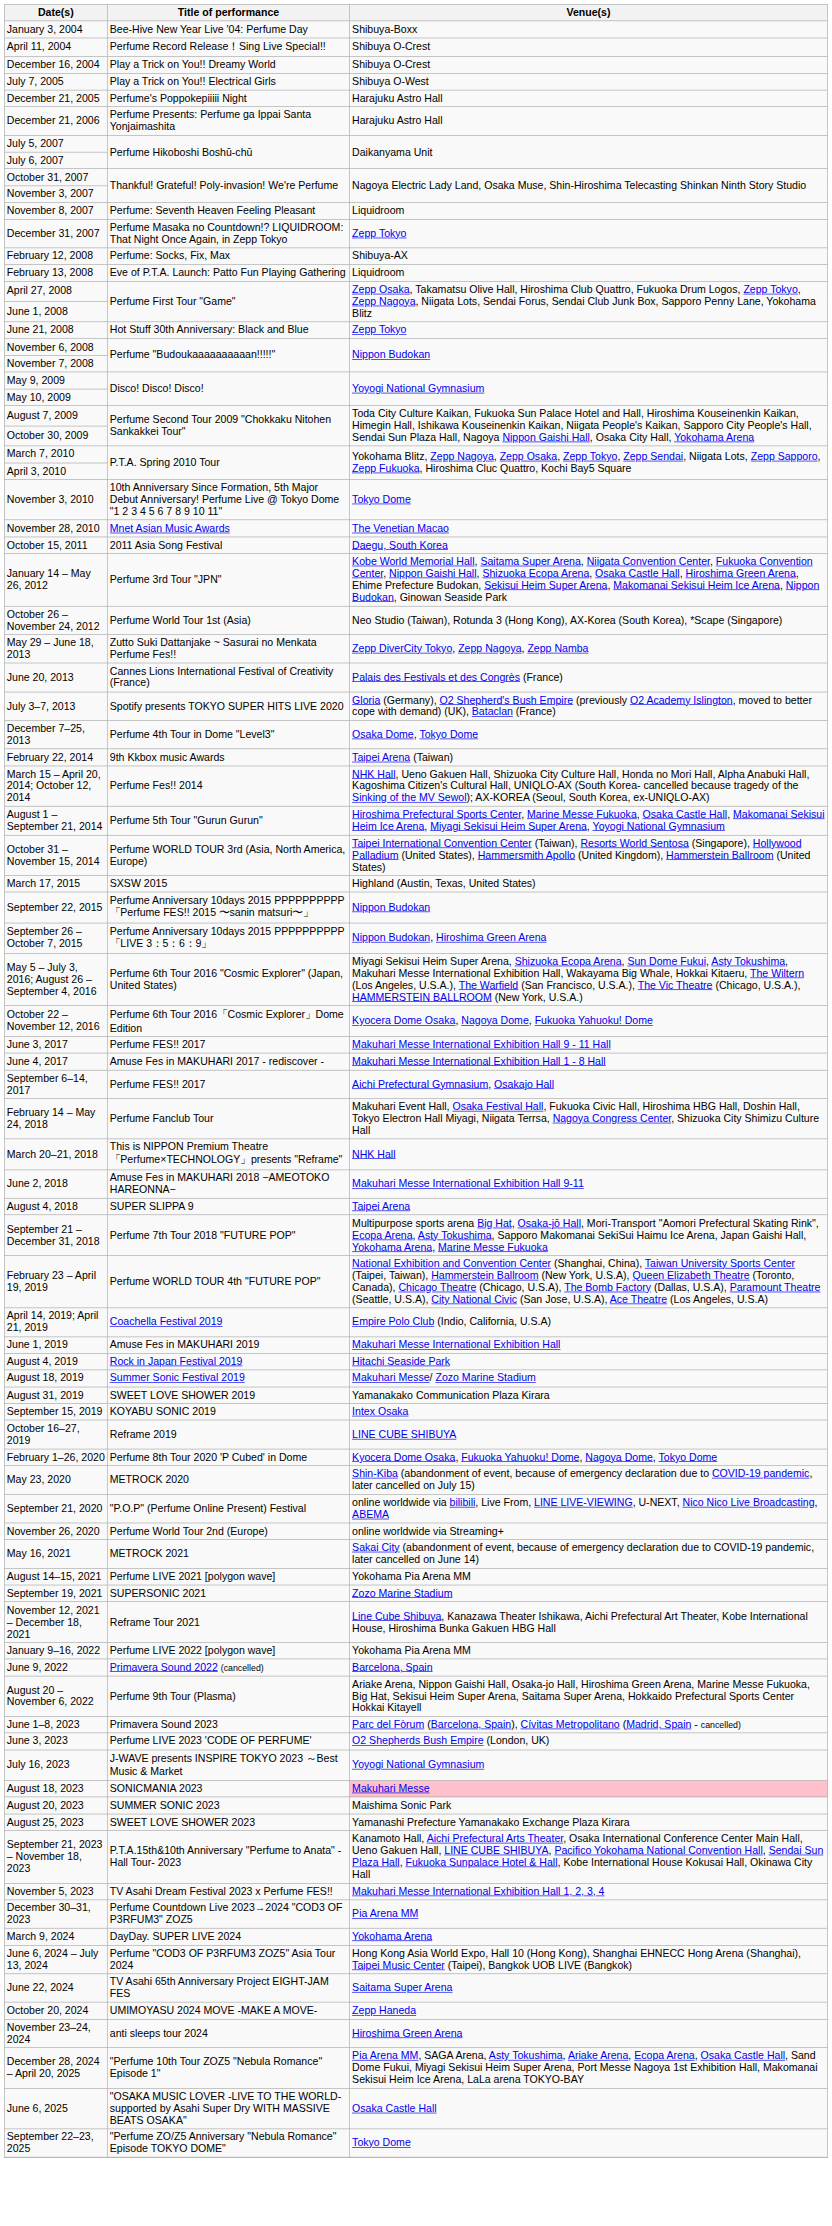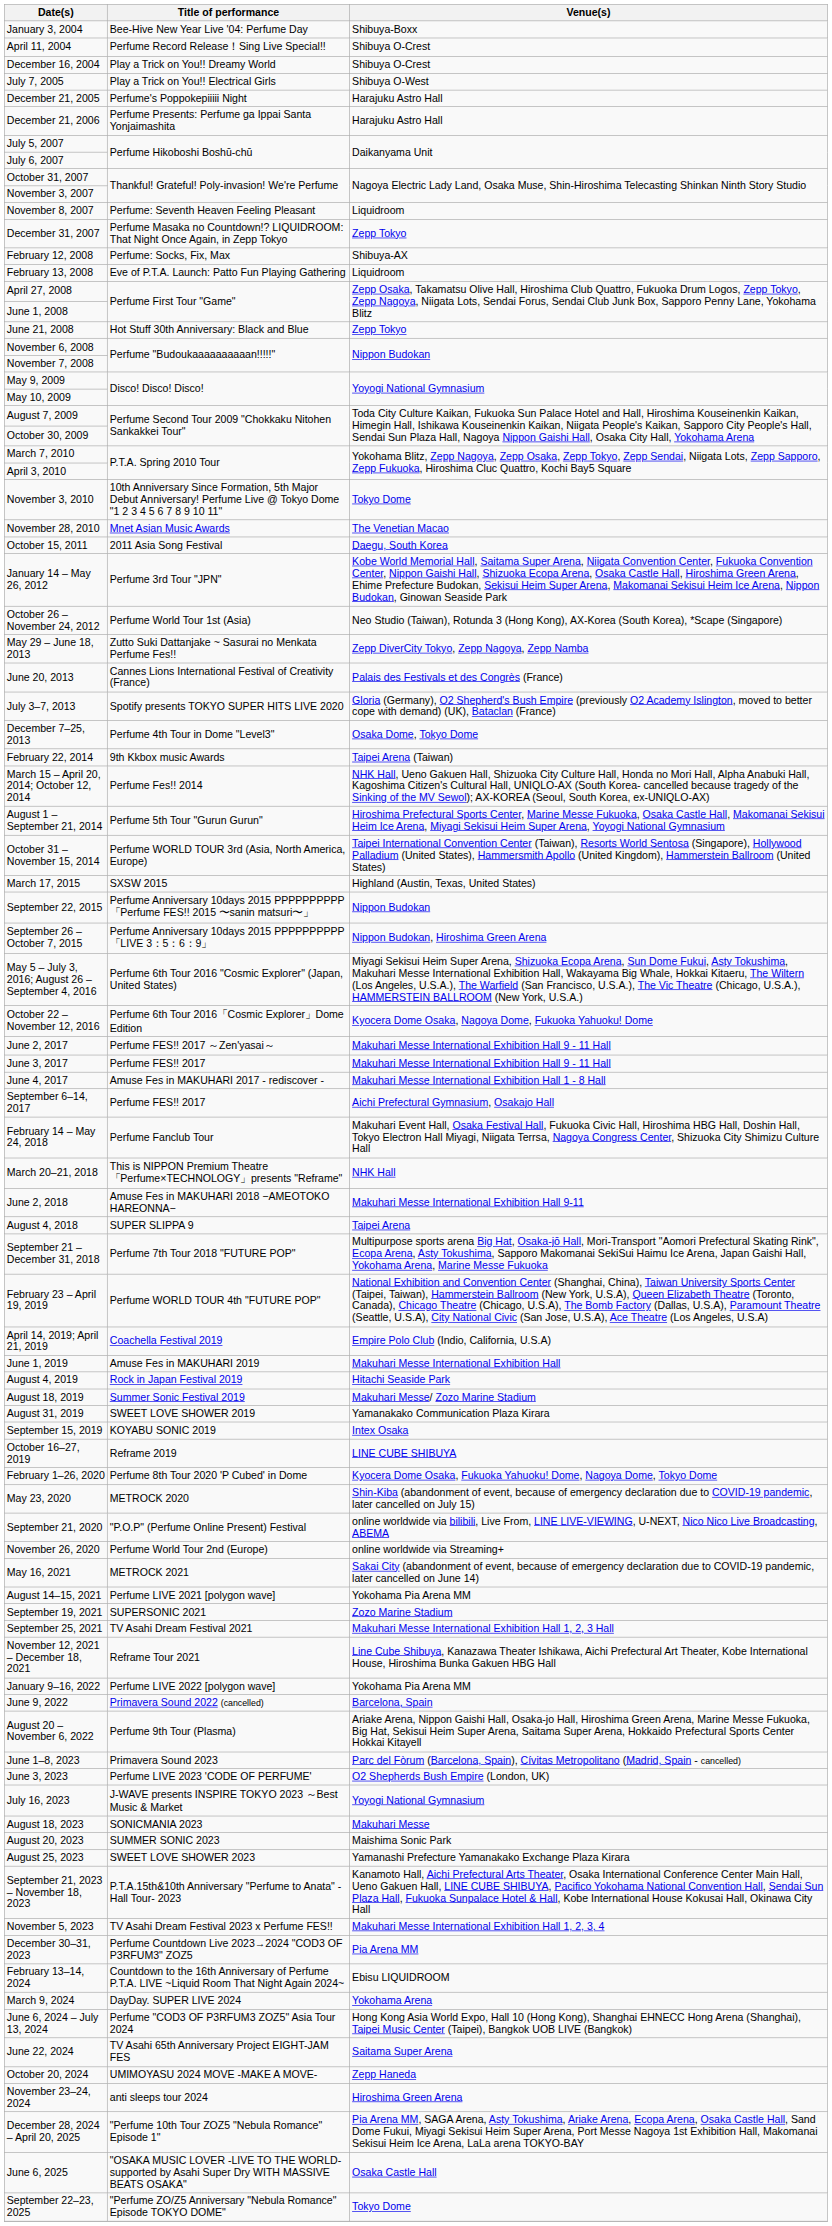+ row: (37, 1045)
+ row: (55, 1629)
(391, 1788) pink background -> (391, 1824) no background
+ row: (46, 1978)
